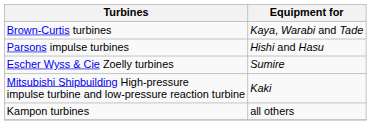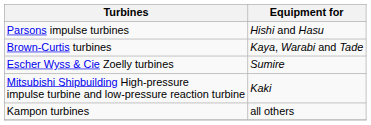rows swapped: (59, 30) <-> (68, 47)
